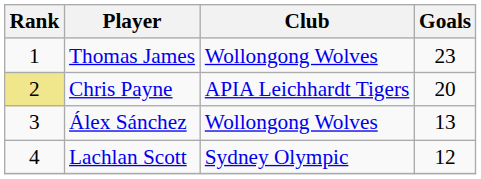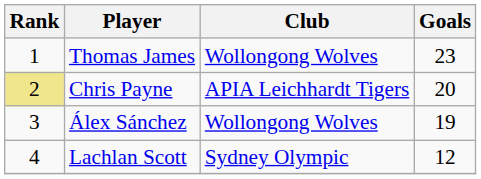(445, 122) 13 -> (445, 122) 19
